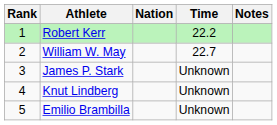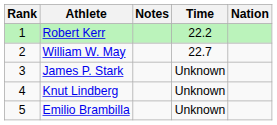columns swapped: (154, 14) <-> (252, 14)
